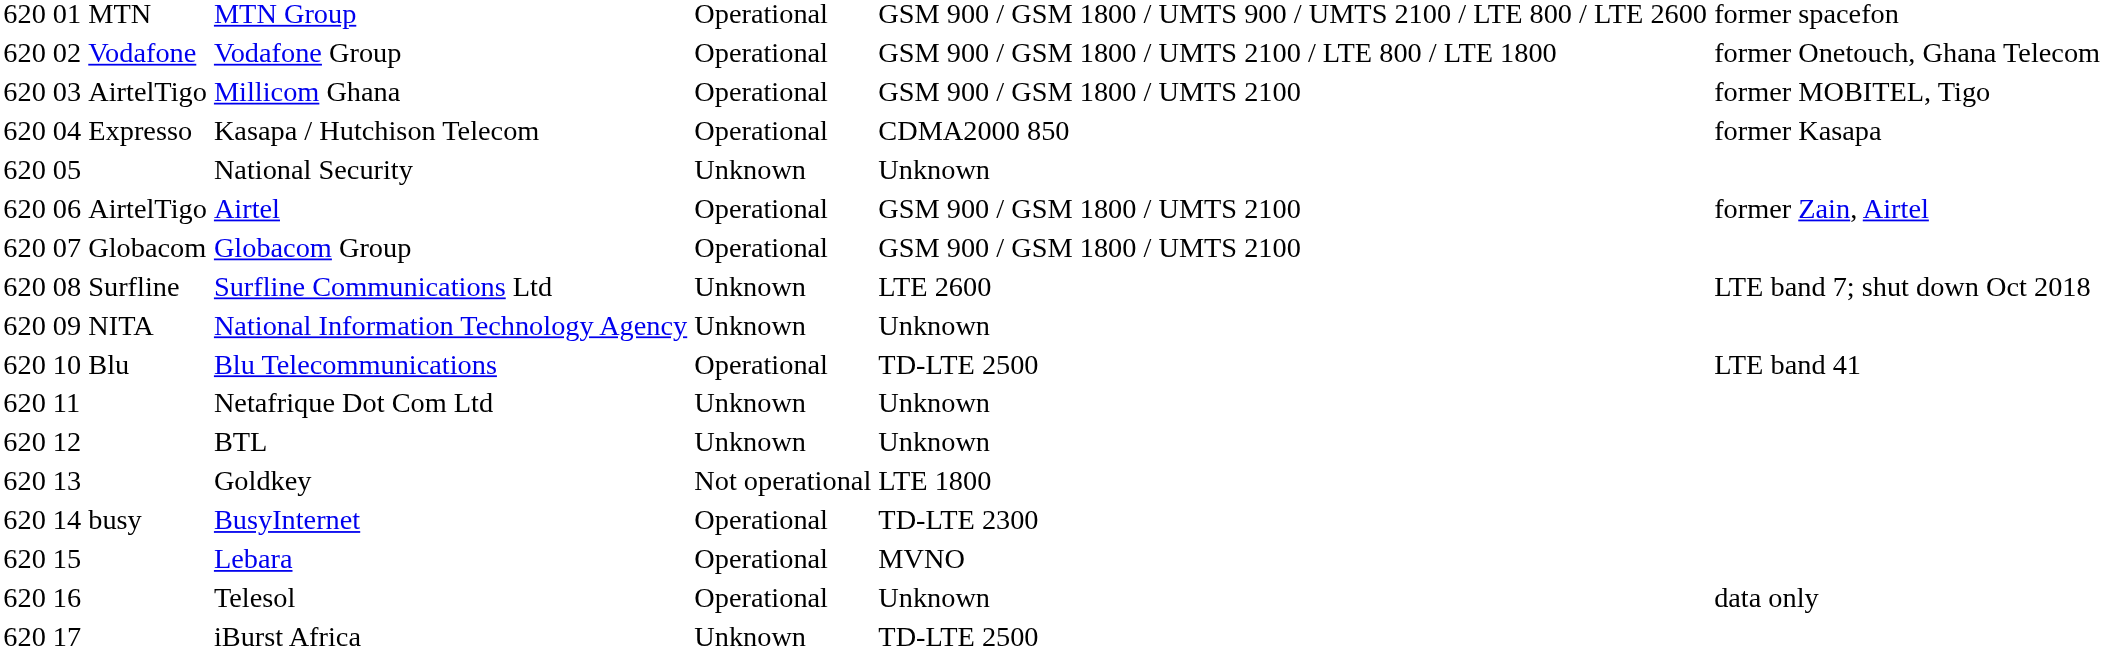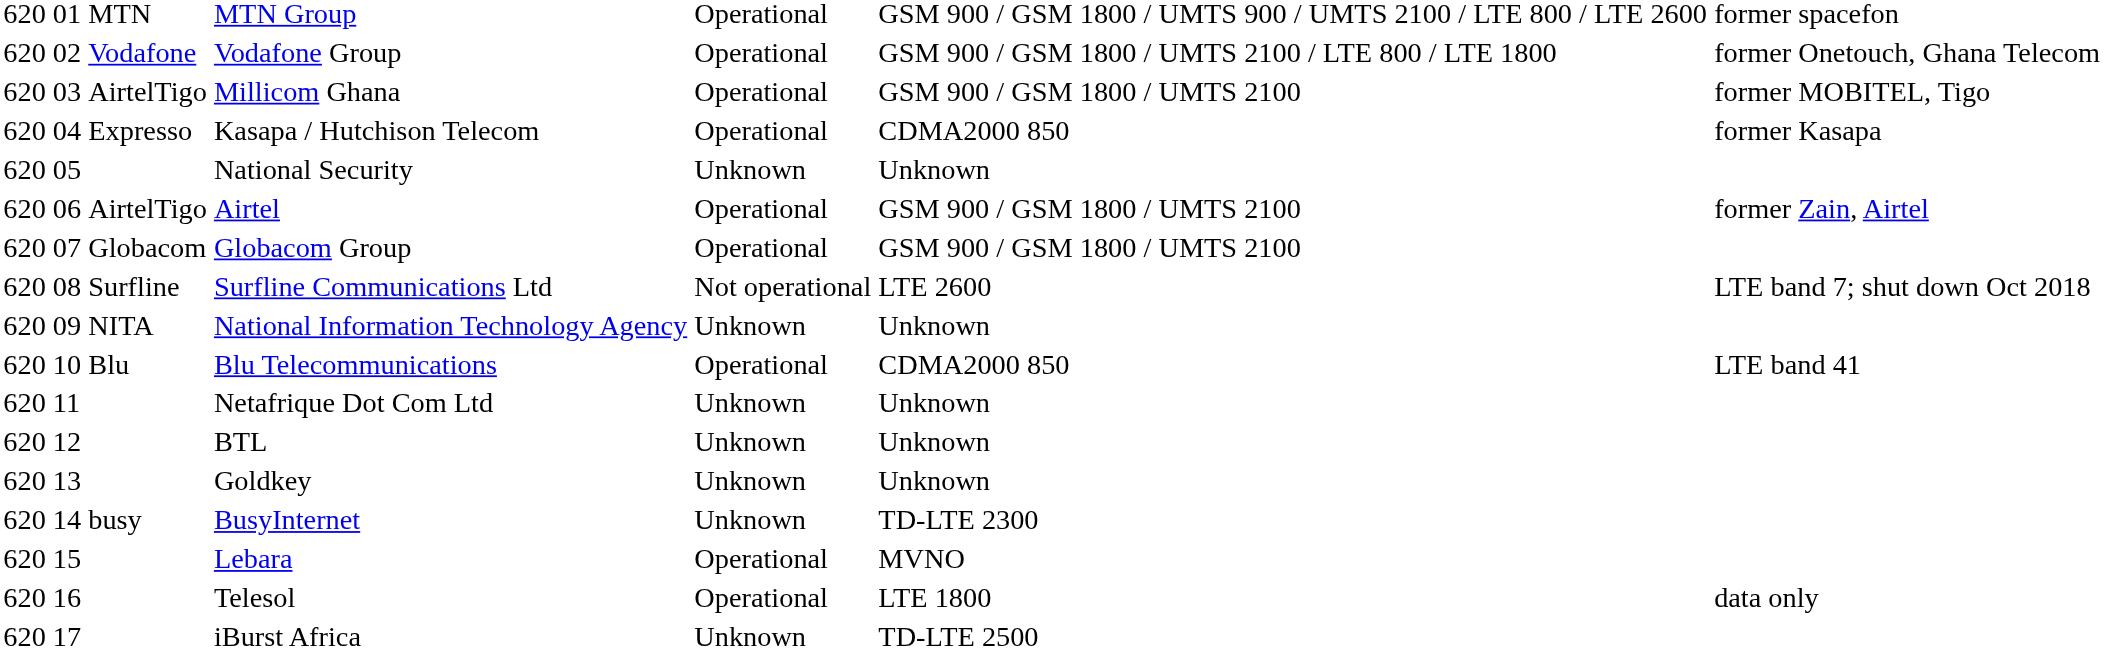(750, 286) Unknown -> (783, 286) Not operational
(958, 364) TD-LTE 2500 -> (974, 364) CDMA2000 850
(783, 481) Not operational -> (750, 481) Unknown
(935, 481) LTE 1800 -> (934, 481) Unknown
(761, 520) Operational -> (750, 520) Unknown
(934, 597) Unknown -> (935, 597) LTE 1800
